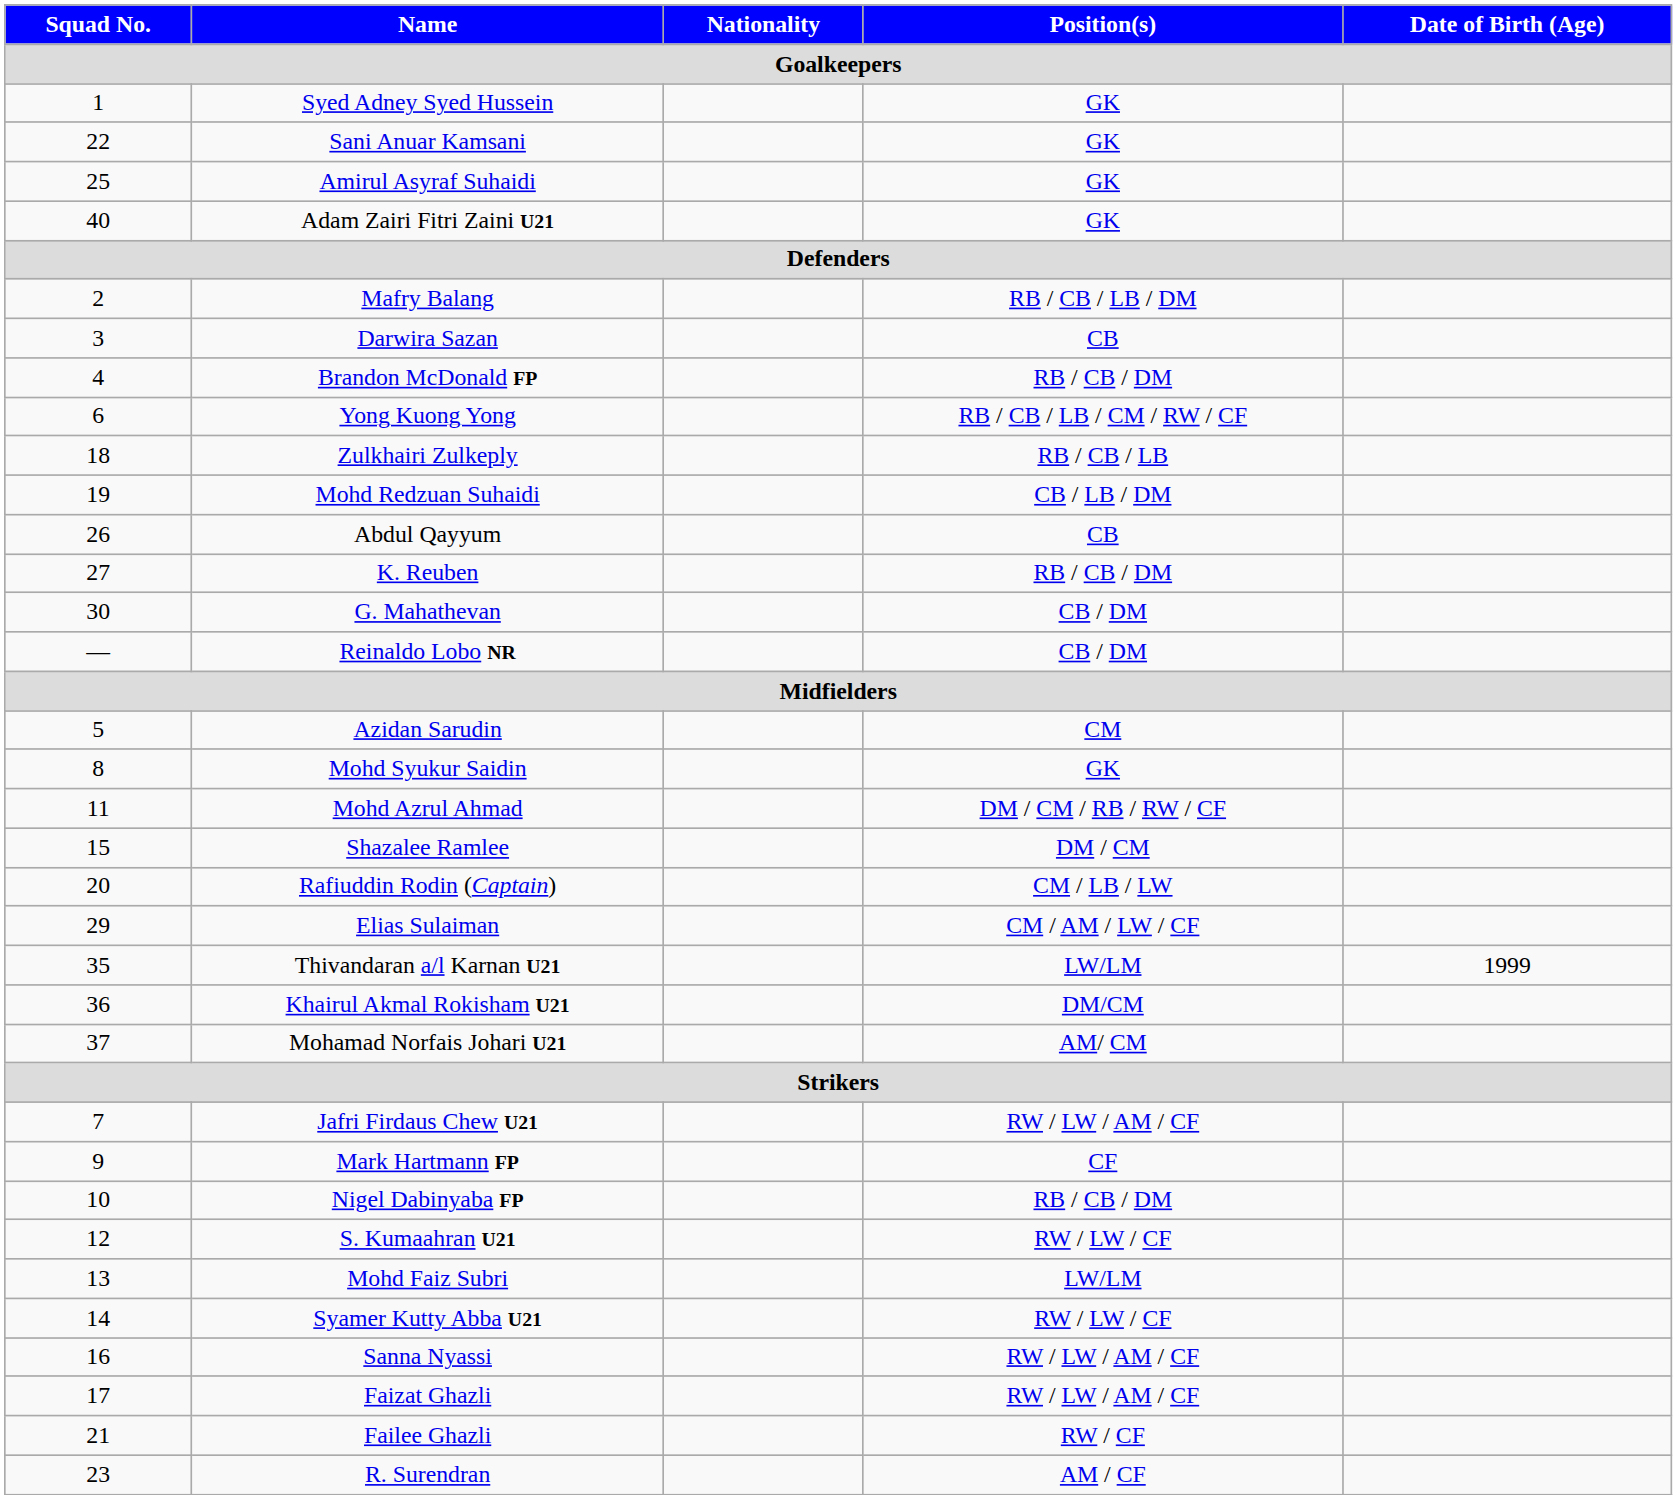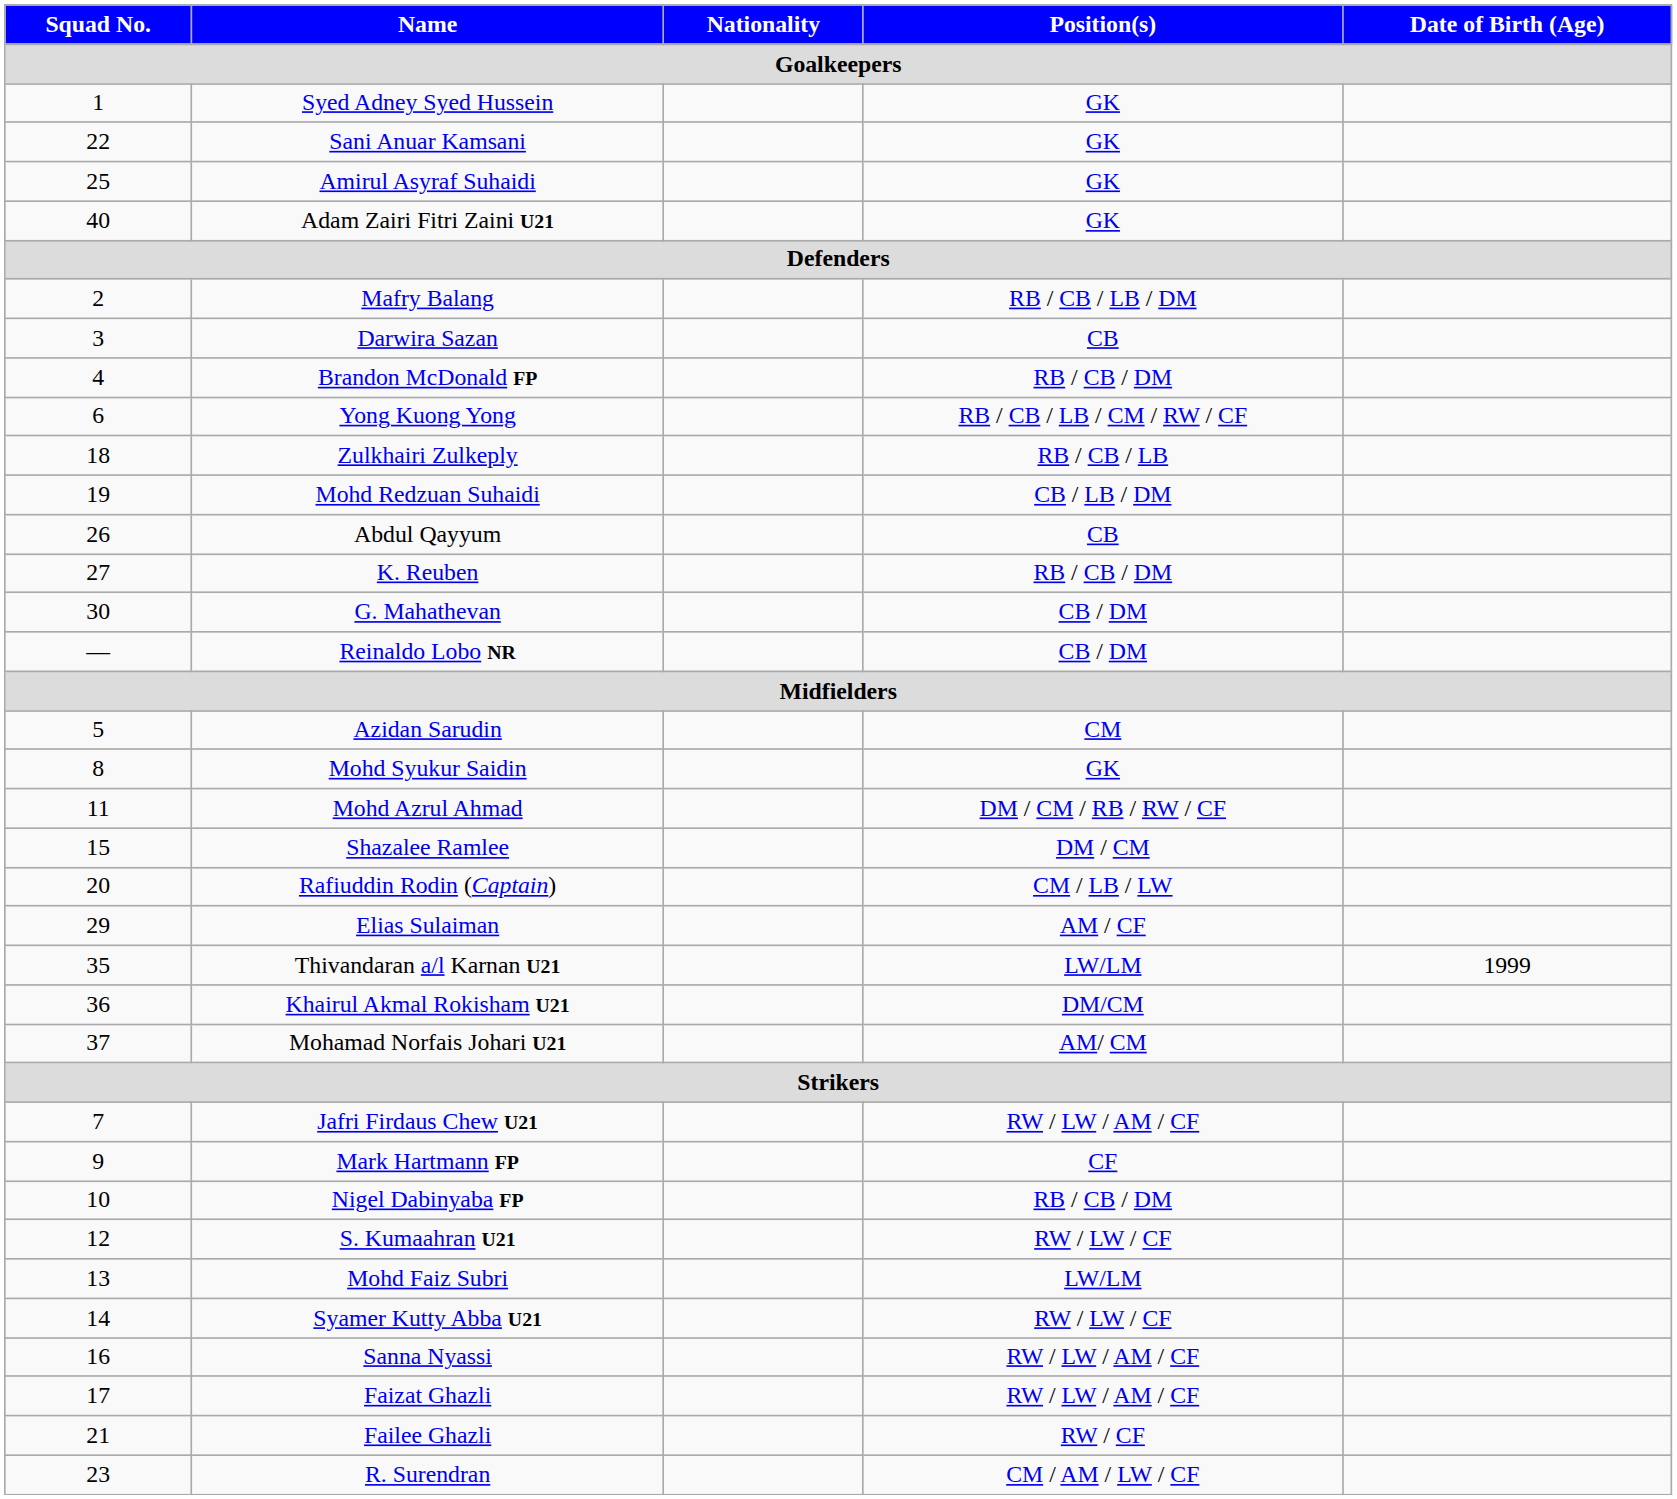(1103, 925) CM / AM / LW / CF -> (1103, 925) AM / CF
(1103, 1474) AM / CF -> (1103, 1474) CM / AM / LW / CF
